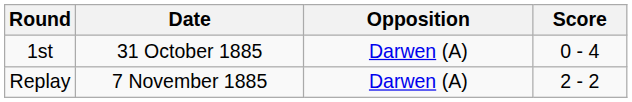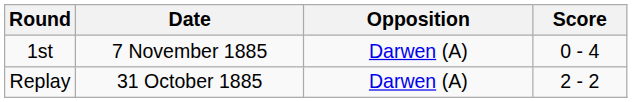(190, 50) 31 October 1885 -> (190, 50) 7 November 1885
(190, 81) 7 November 1885 -> (190, 81) 31 October 1885
